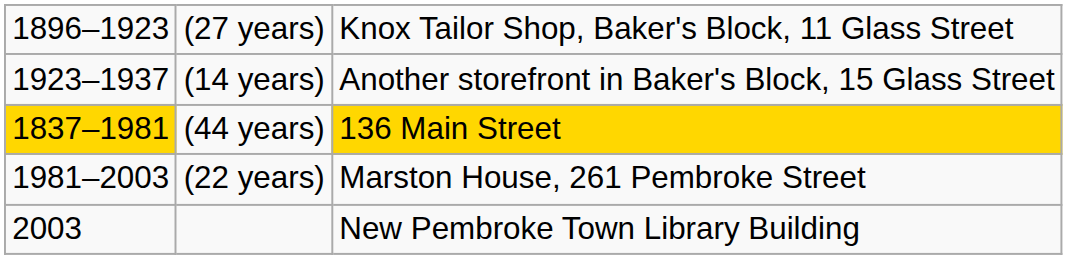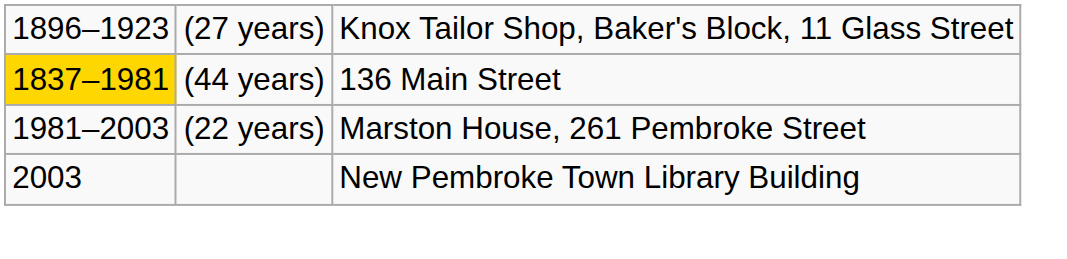- row: (254, 79)
(450, 128) gold background -> (450, 79) no background
